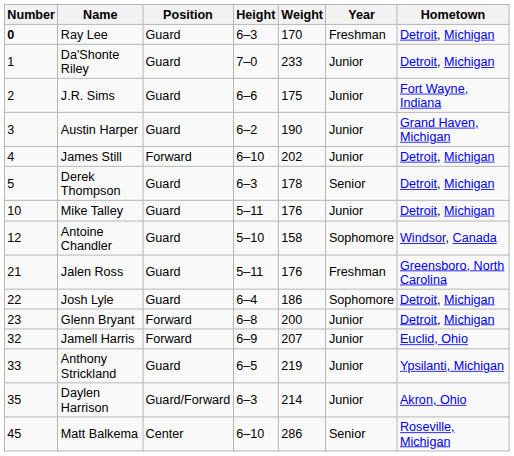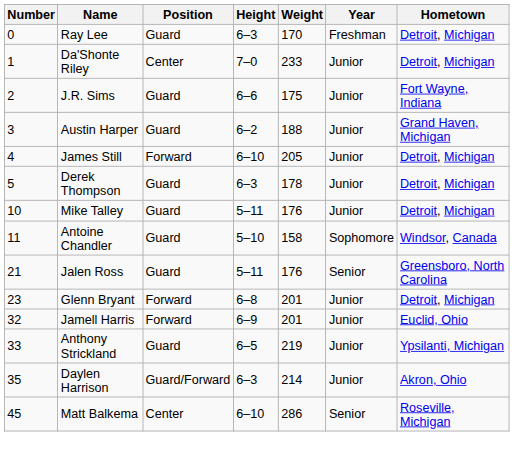(11, 35) bold -> (11, 35) normal
(163, 62) Guard -> (164, 62) Center
(292, 130) 190 -> (292, 130) 188
(292, 157) 202 -> (292, 157) 205
(347, 184) Senior -> (346, 184) Junior
(14, 238) 12 -> (14, 238) 11
(357, 272) Freshman -> (347, 272) Senior
- row: (87, 299)
(292, 319) 200 -> (292, 299) 201
(292, 339) 207 -> (292, 319) 201
